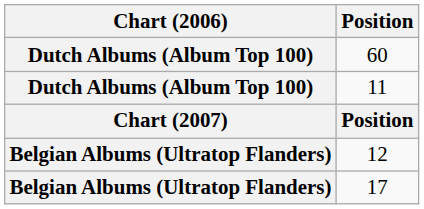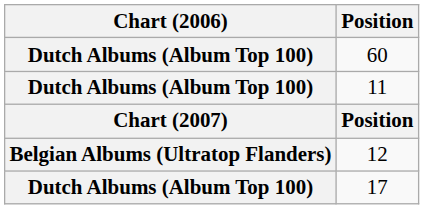(170, 187) Belgian Albums (Ultratop Flanders) -> (170, 187) Dutch Albums (Album Top 100)
